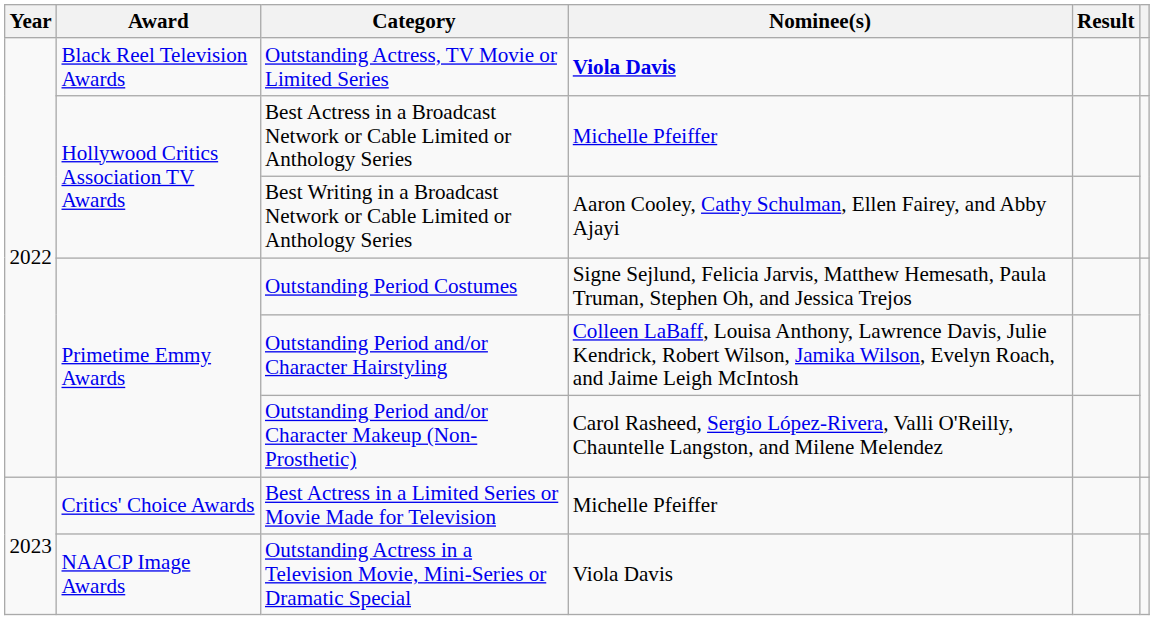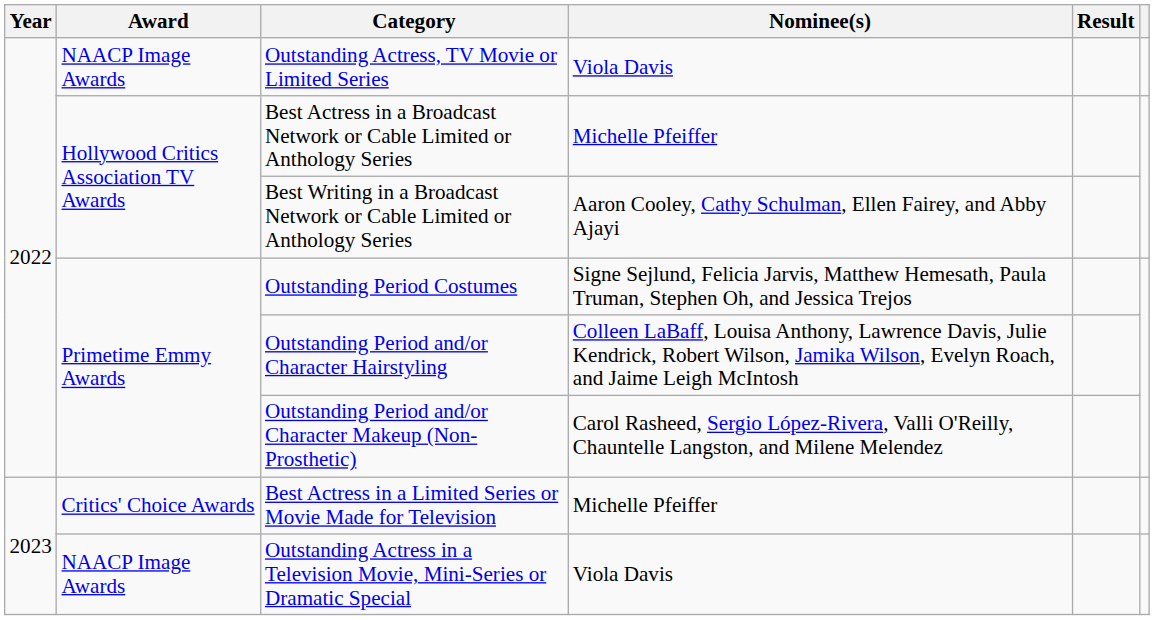(154, 66) Black Reel Television Awards -> (126, 66) NAACP Image Awards
(624, 66) bold -> (623, 66) normal
